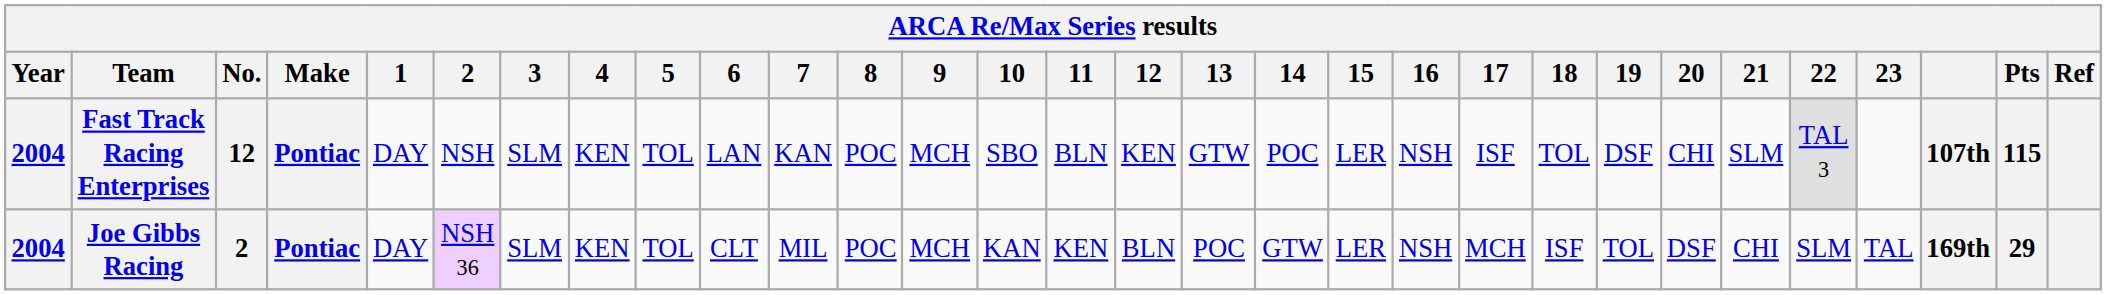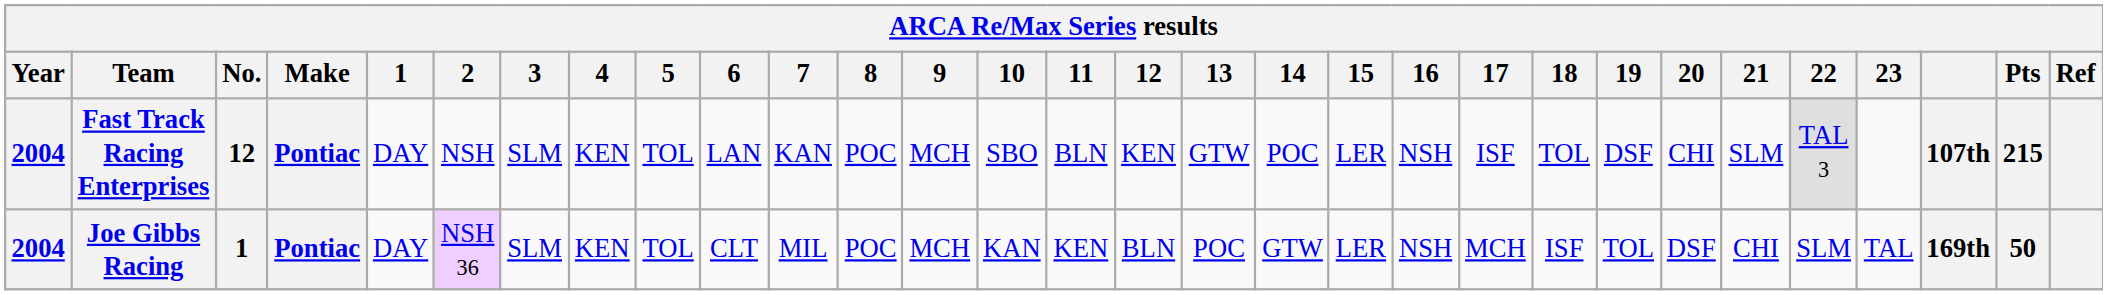(2022, 153) 115 -> (2023, 153) 215
(242, 249) 2 -> (242, 249) 1
(2022, 249) 29 -> (2023, 249) 50
